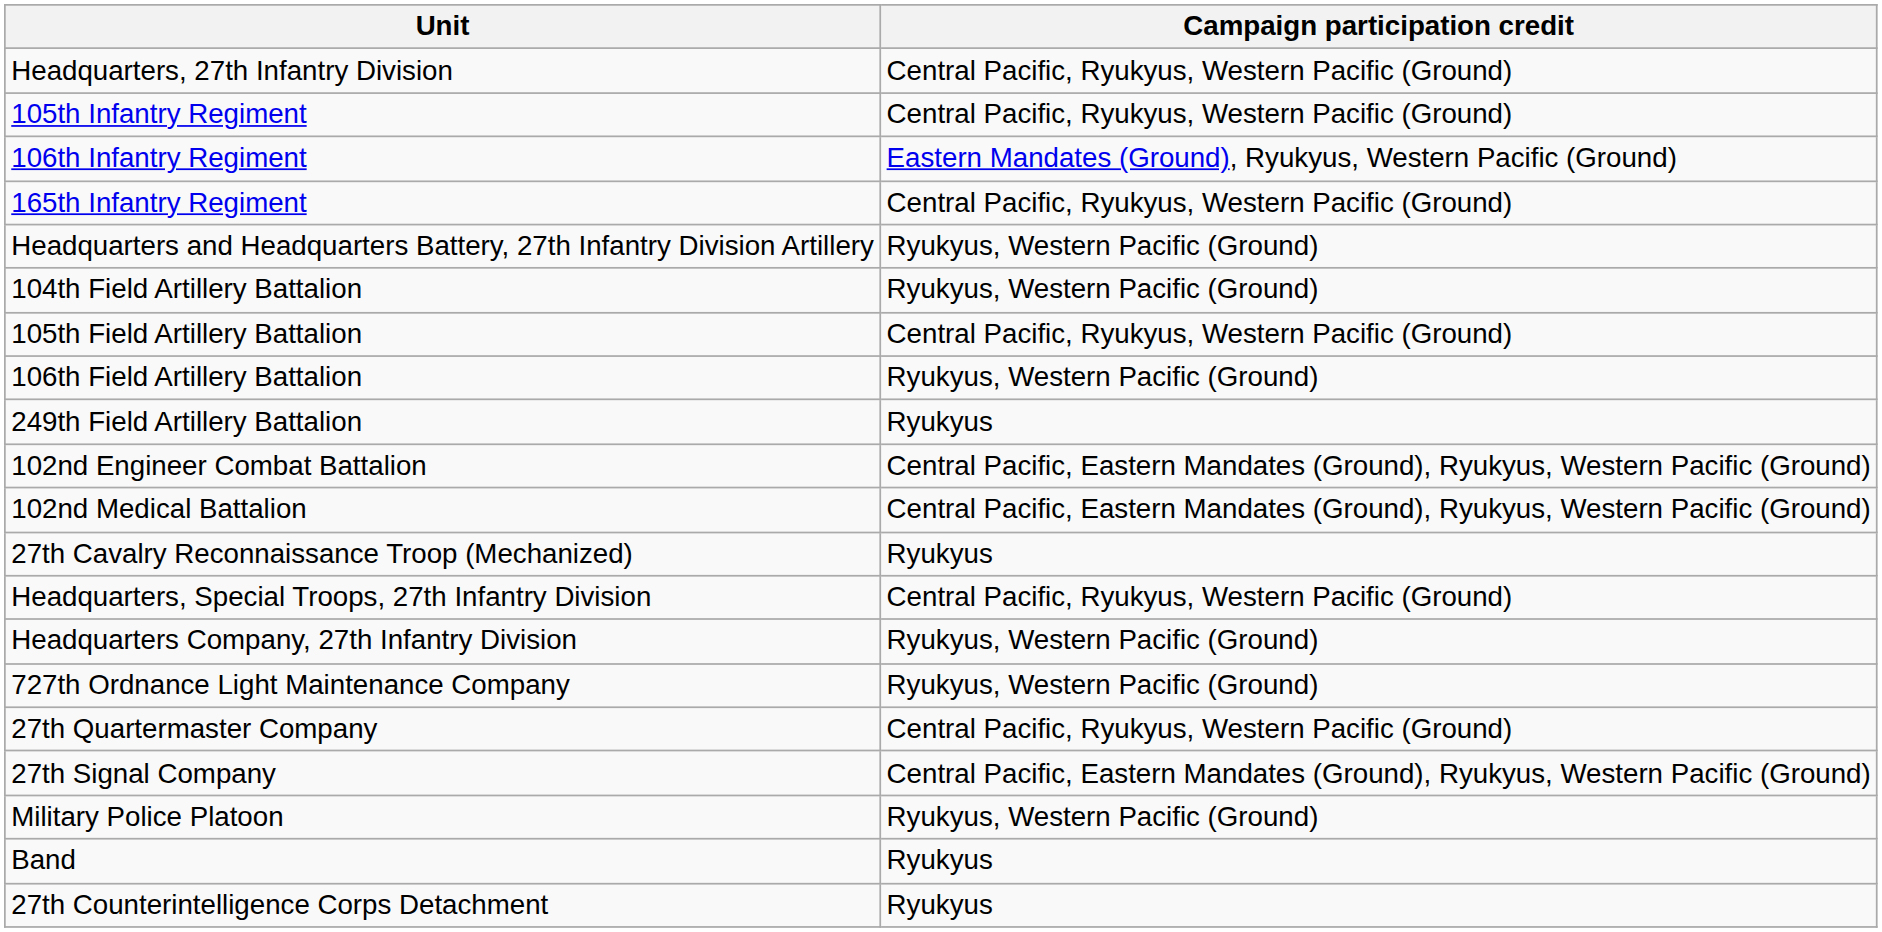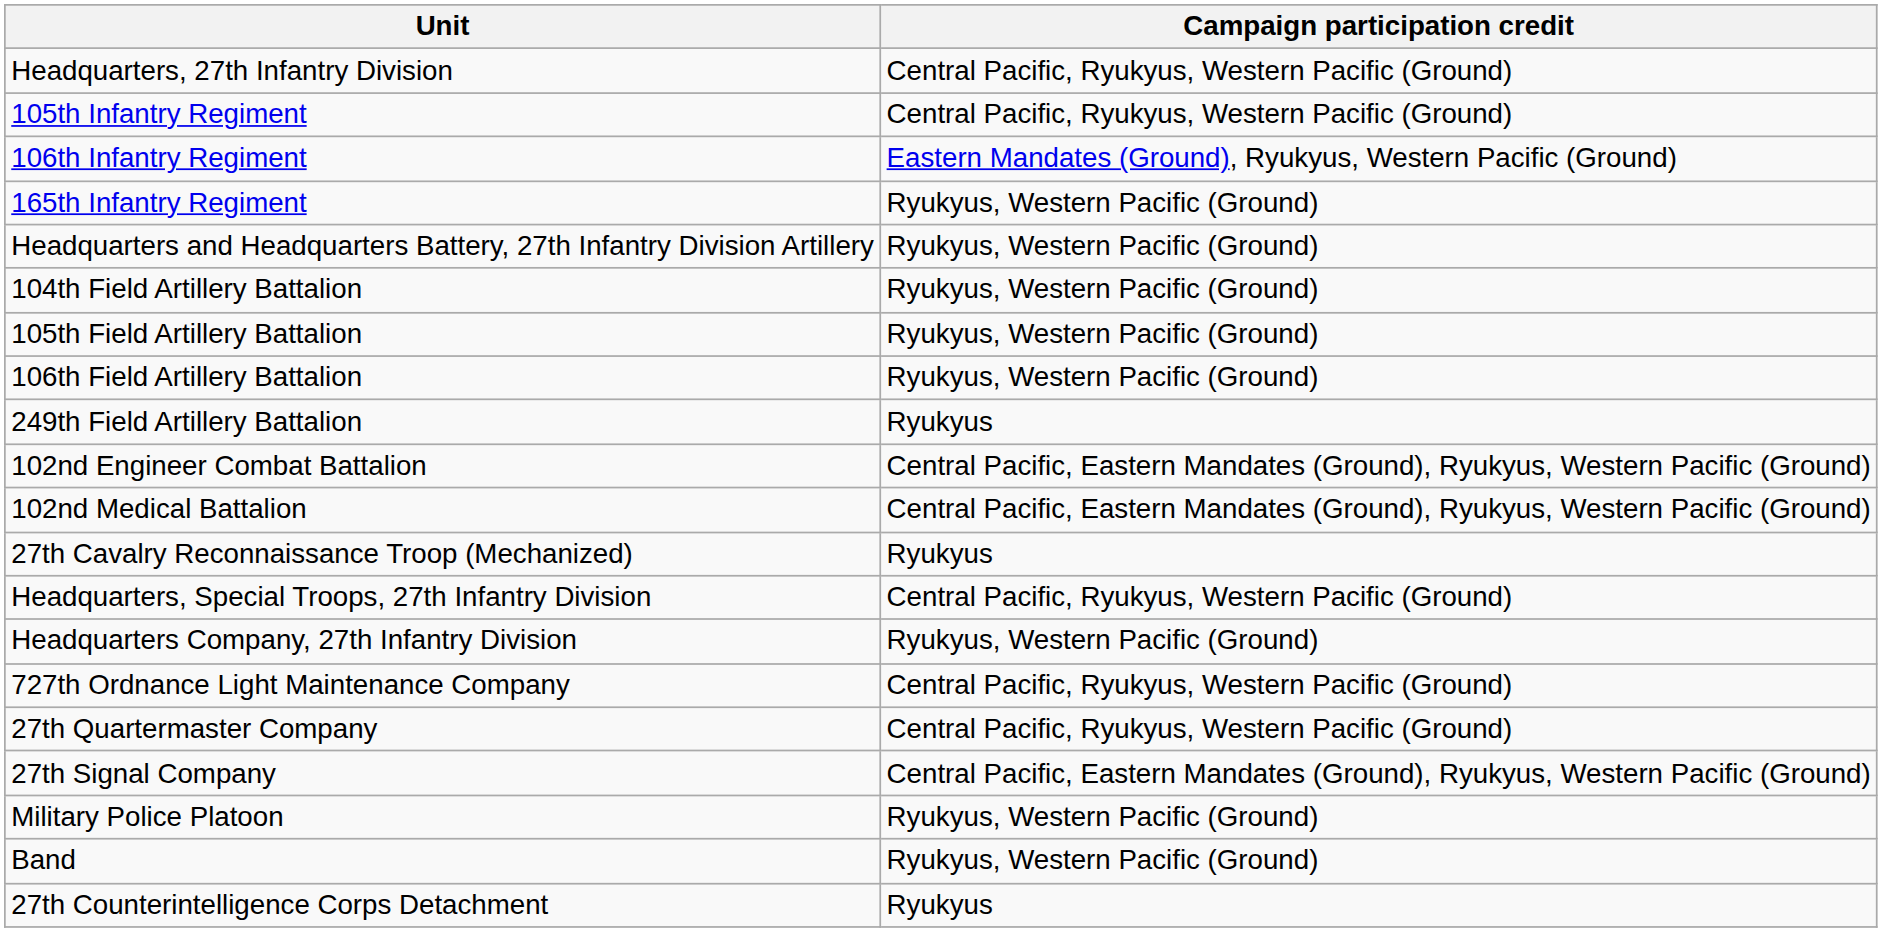(1199, 202) Central Pacific, Ryukyus, Western Pacific (Ground) -> (1102, 202) Ryukyus, Western Pacific (Ground)
(1199, 333) Central Pacific, Ryukyus, Western Pacific (Ground) -> (1102, 333) Ryukyus, Western Pacific (Ground)
(1102, 684) Ryukyus, Western Pacific (Ground) -> (1199, 684) Central Pacific, Ryukyus, Western Pacific (Ground)
(940, 860) Ryukyus -> (1102, 860) Ryukyus, Western Pacific (Ground)
